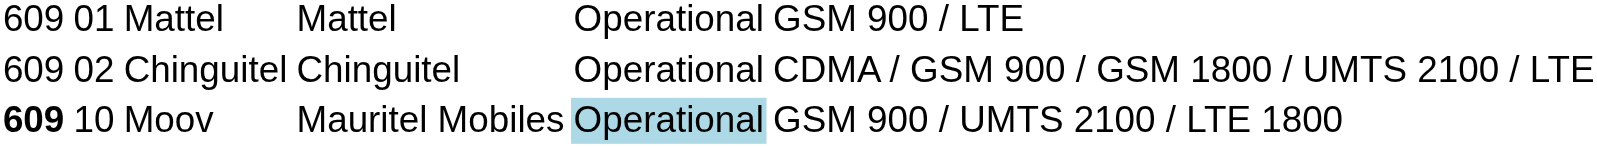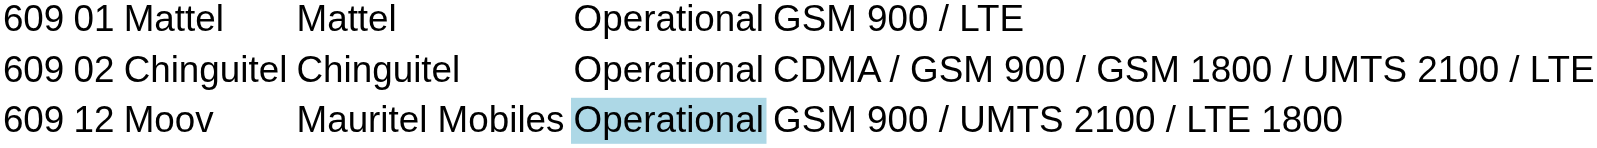(34, 120) bold -> (34, 120) normal
(94, 120) 10 -> (94, 120) 12
